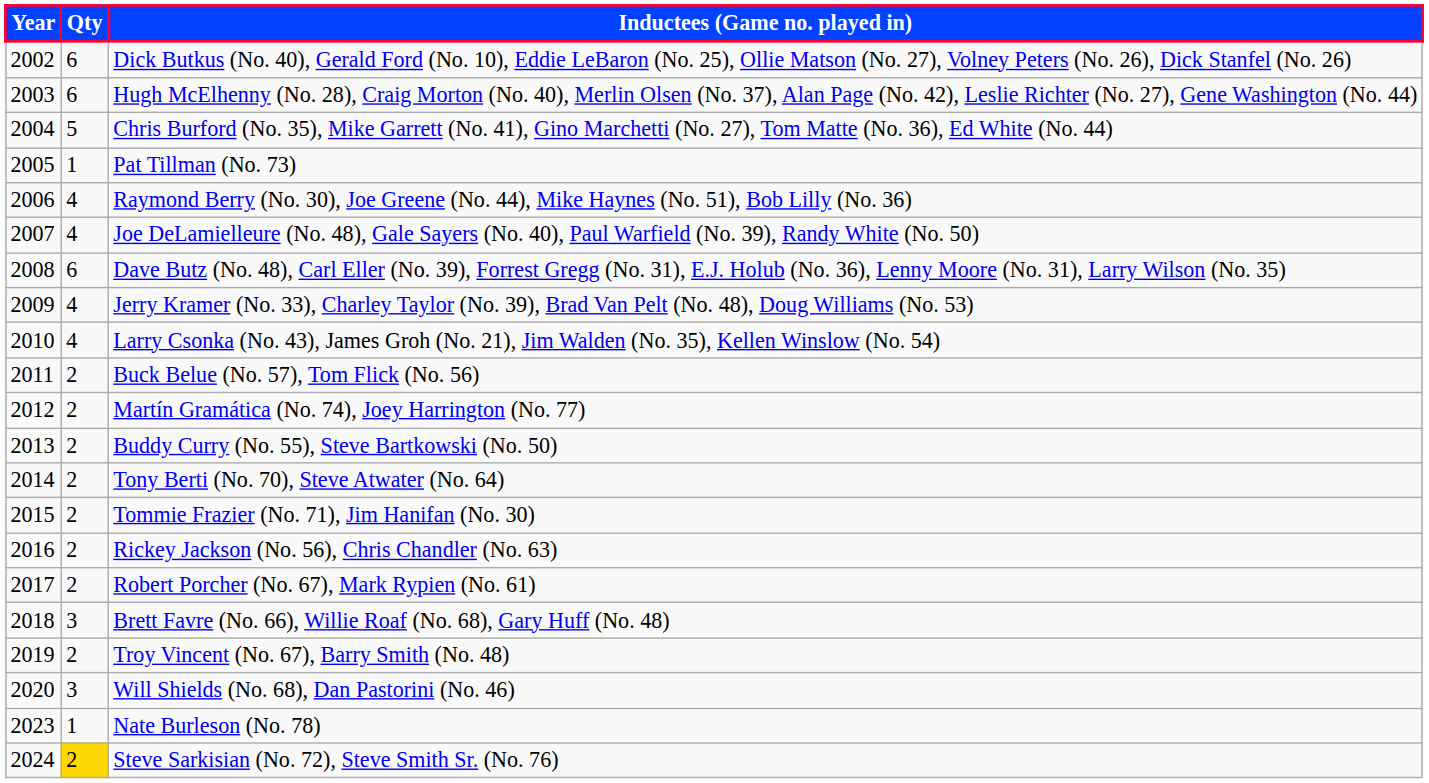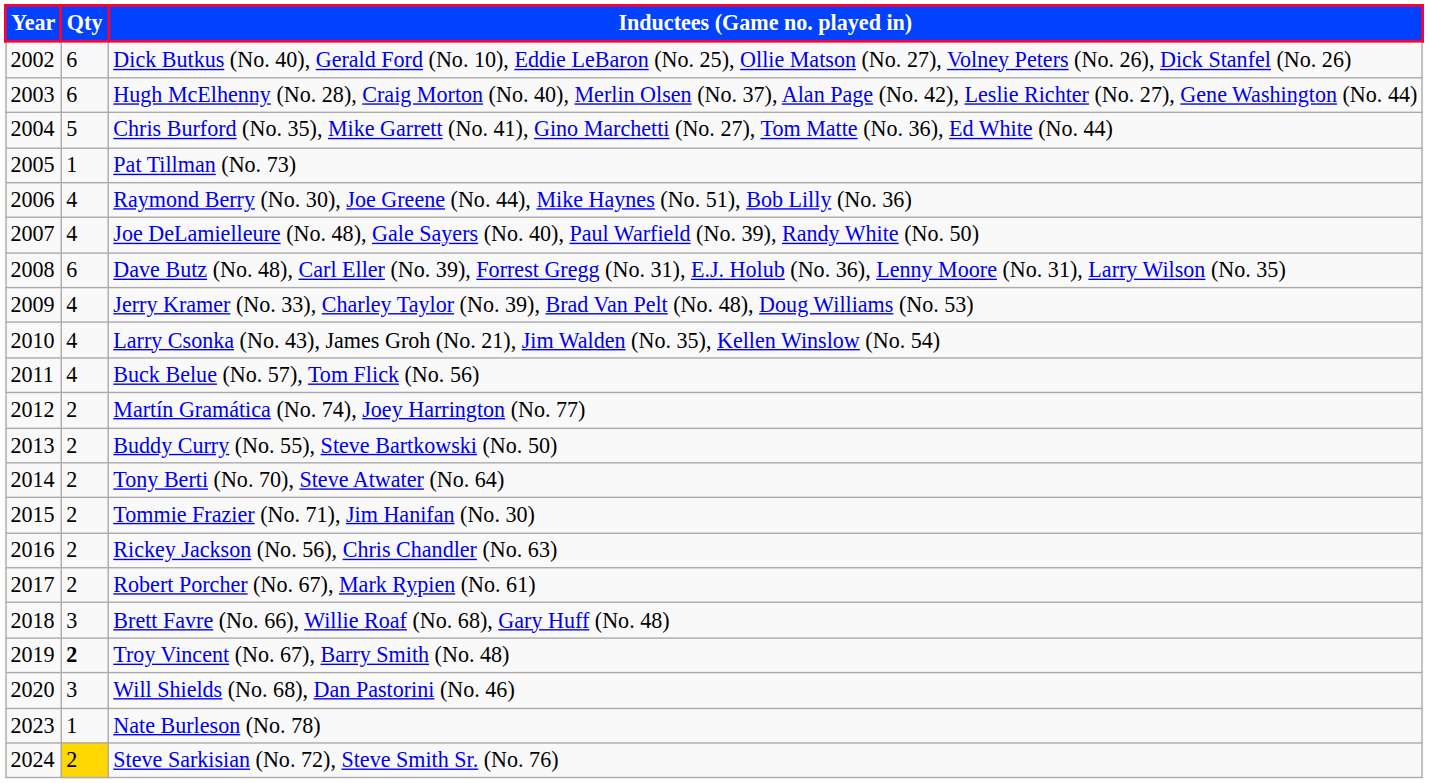(72, 374) 2 -> (72, 374) 4
(72, 655) normal -> (72, 655) bold
